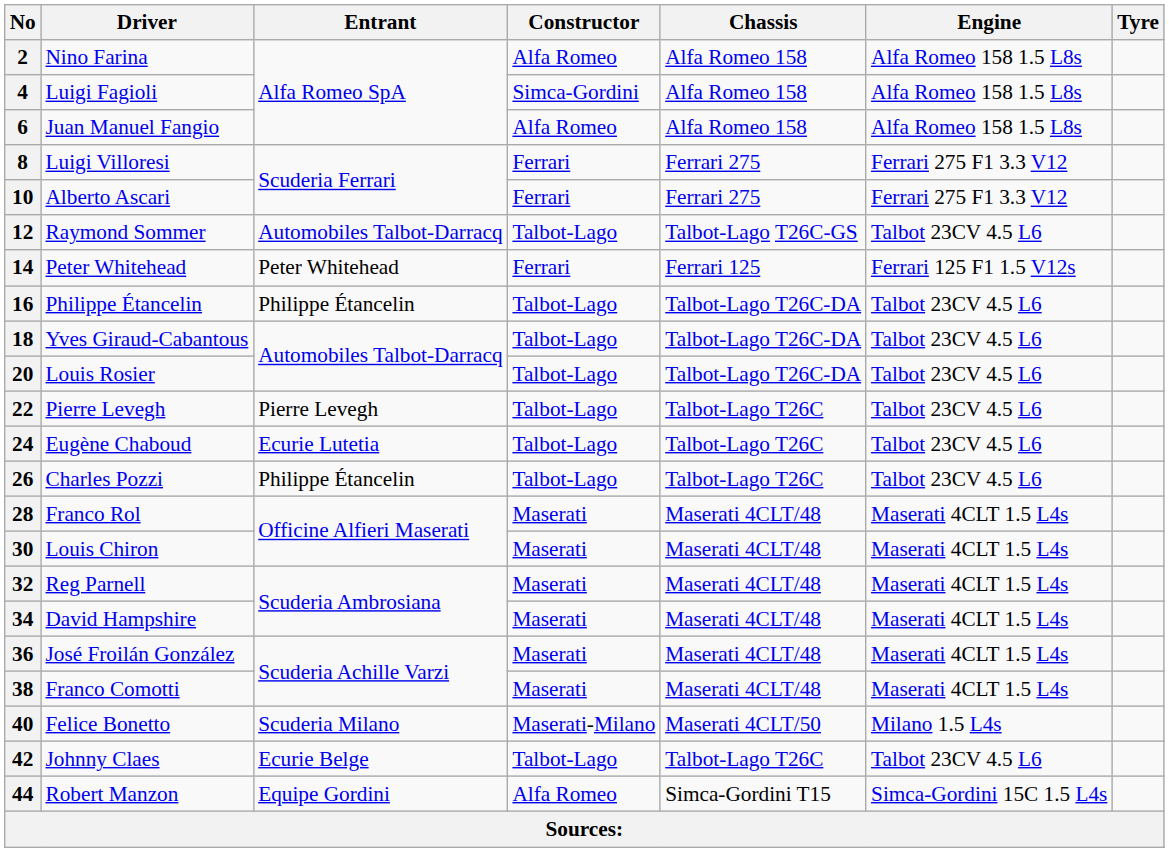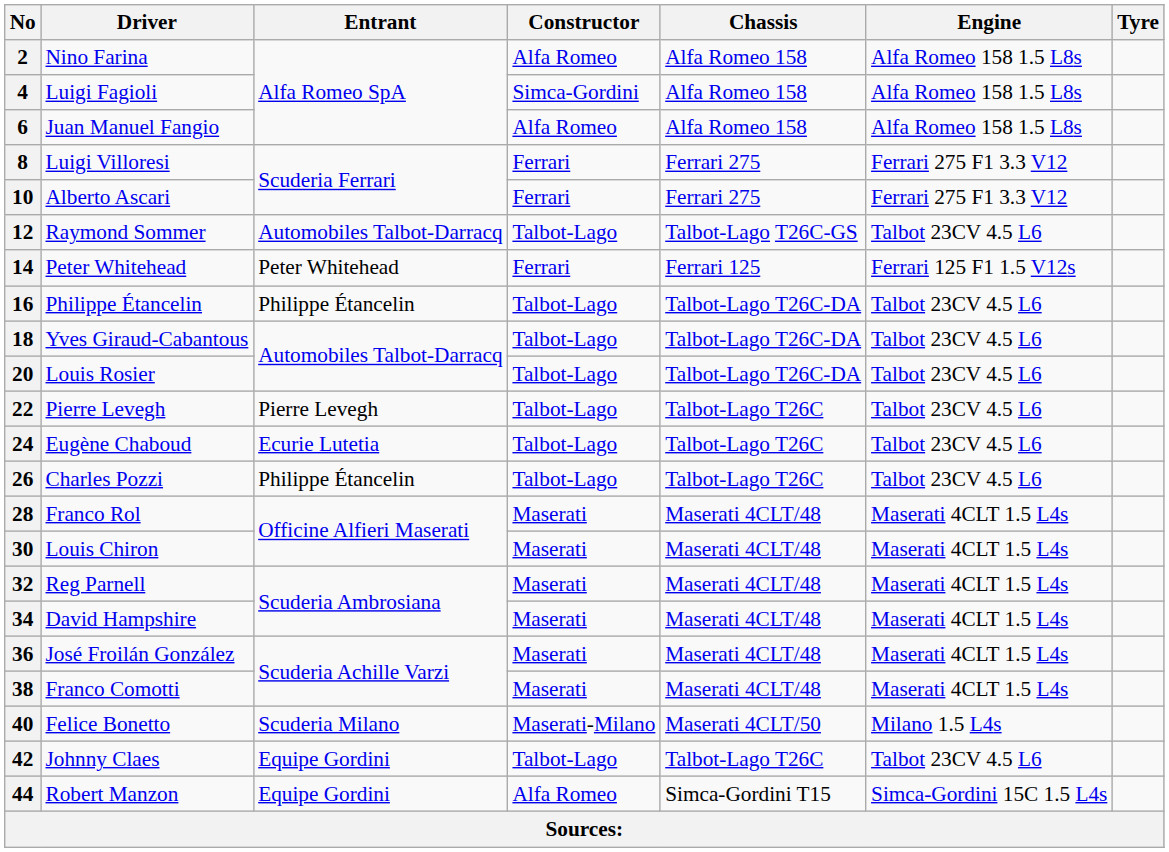(313, 759) Ecurie Belge -> (324, 759) Equipe Gordini
